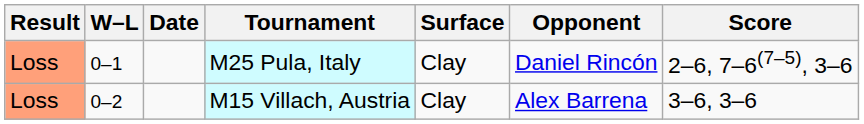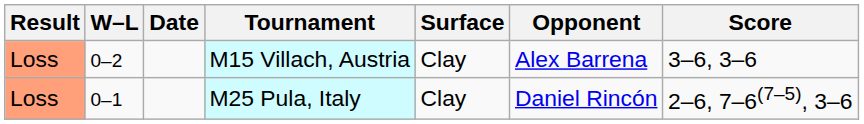rows swapped: (285, 62) <-> (310, 101)
